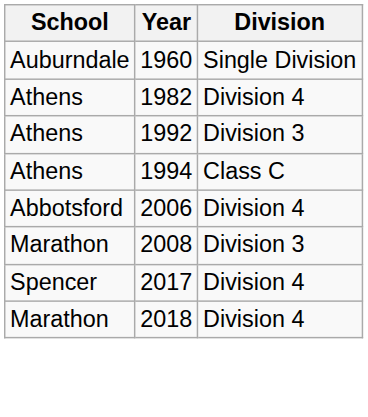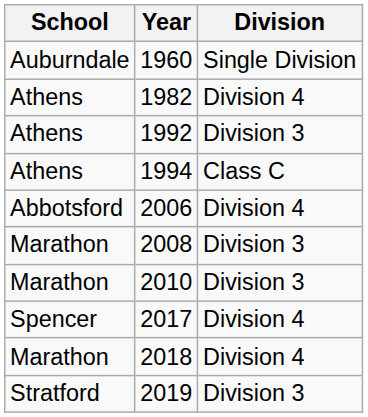+ row: (166, 282)
+ row: (166, 393)
